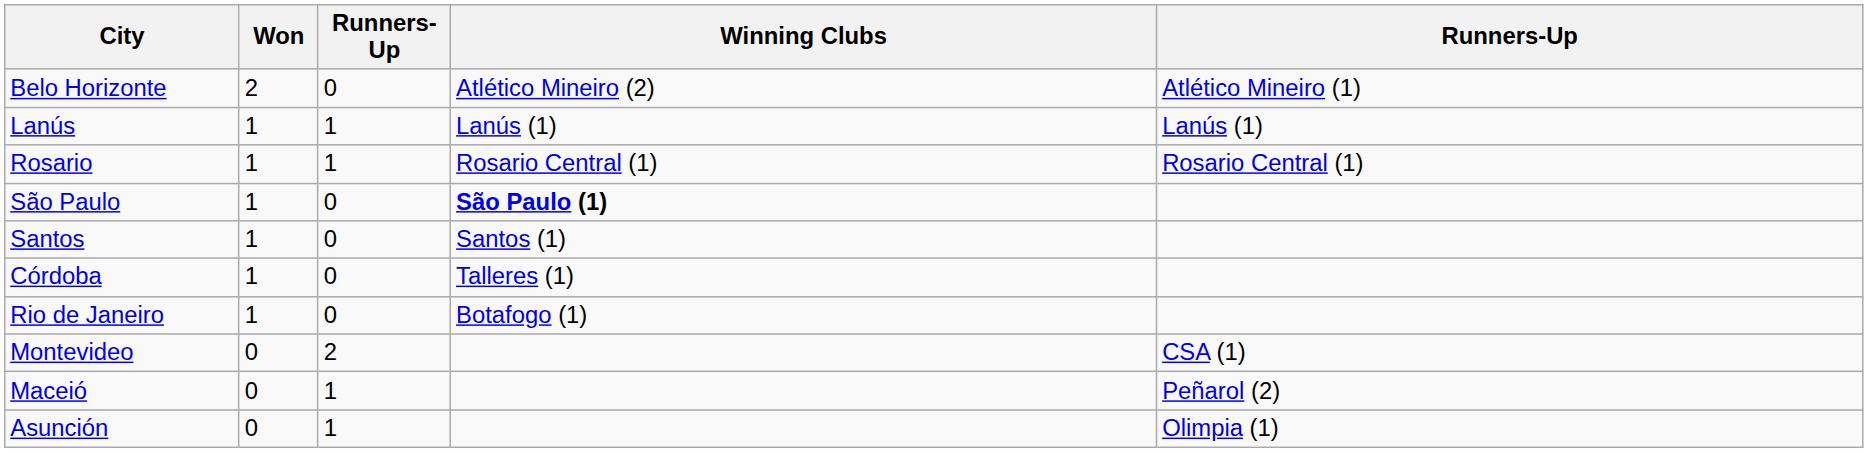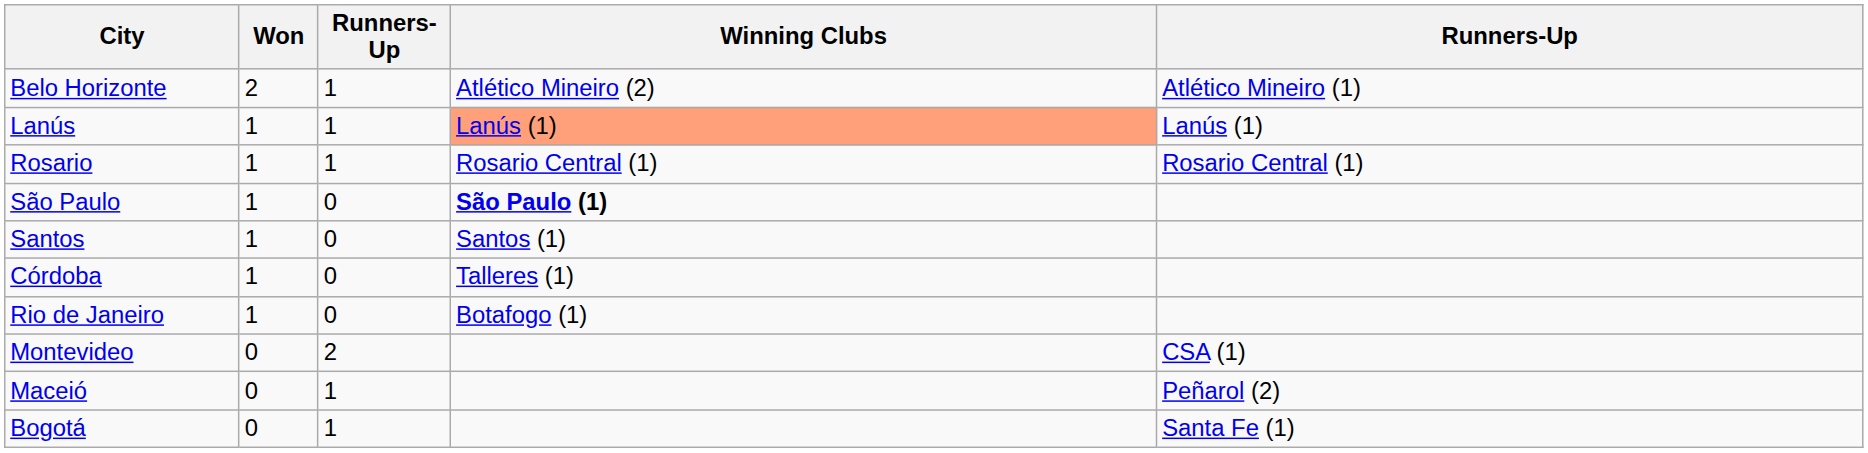(330, 88) 0 -> (330, 88) 1
(506, 125) no background -> (506, 125) lightsalmon background
- row: (59, 428)
+ row: (48, 428)
